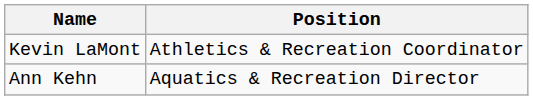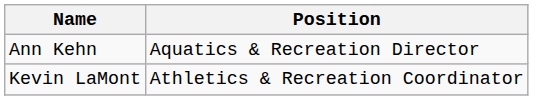rows swapped: (53, 79) <-> (75, 50)
